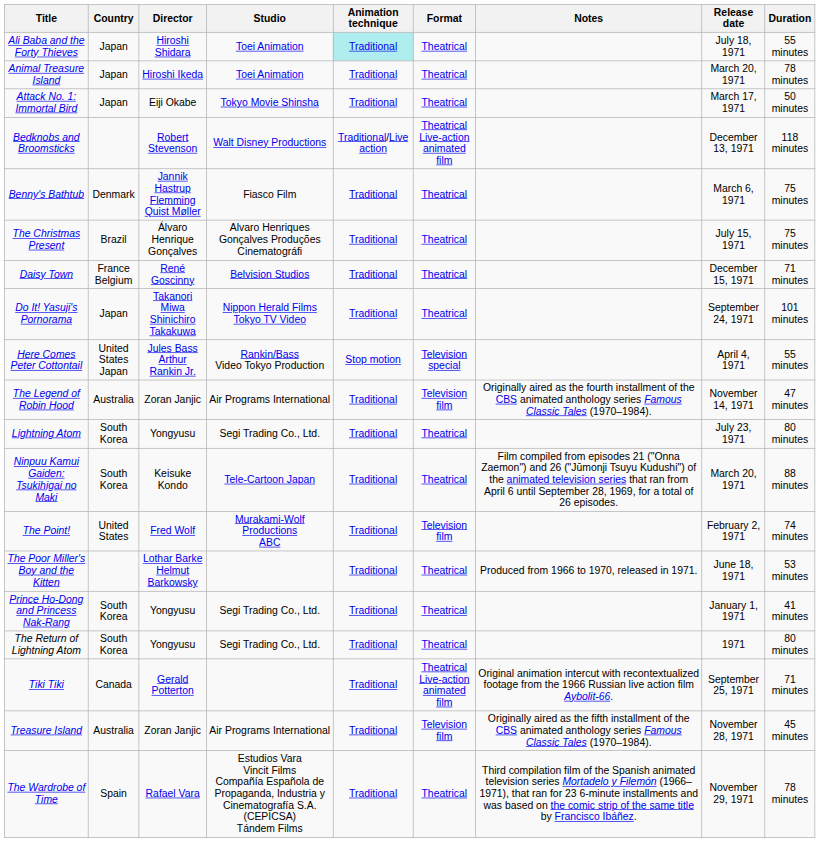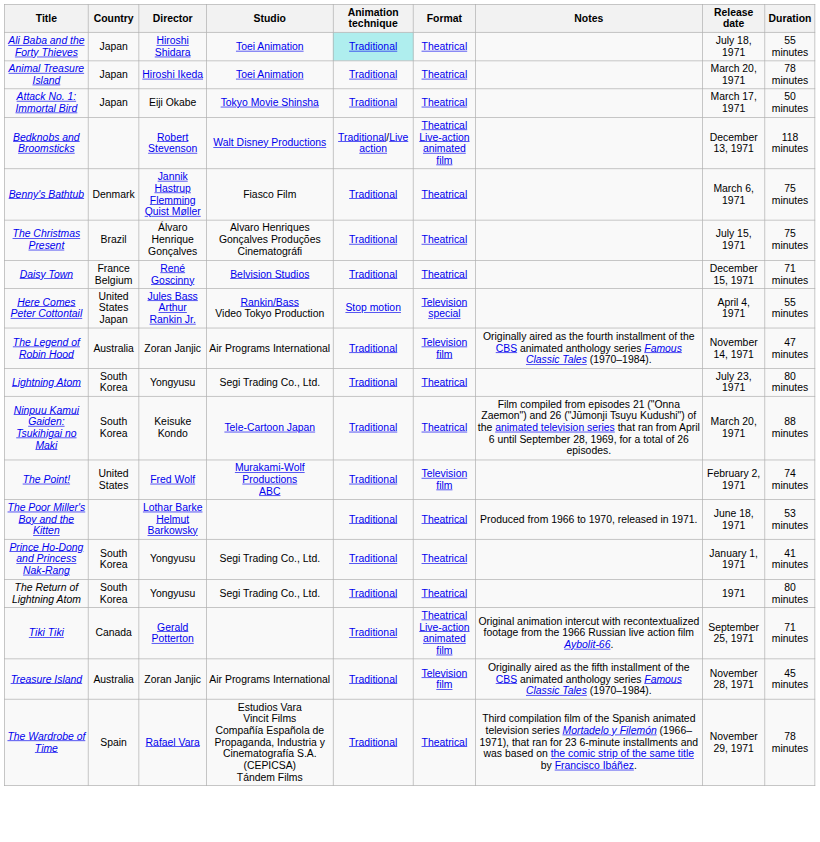- row: (46, 314)
